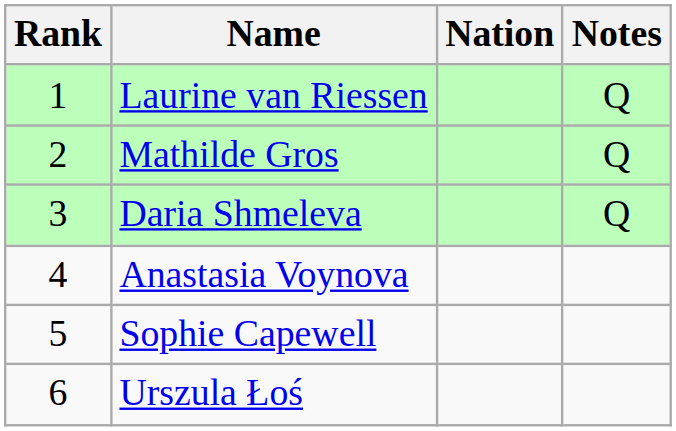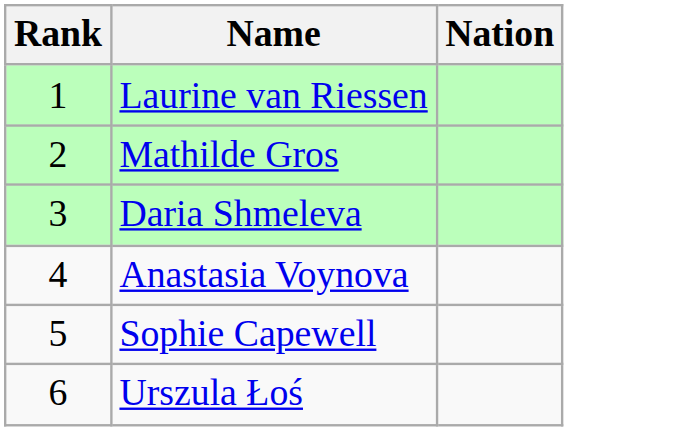- column: (617, 34)
